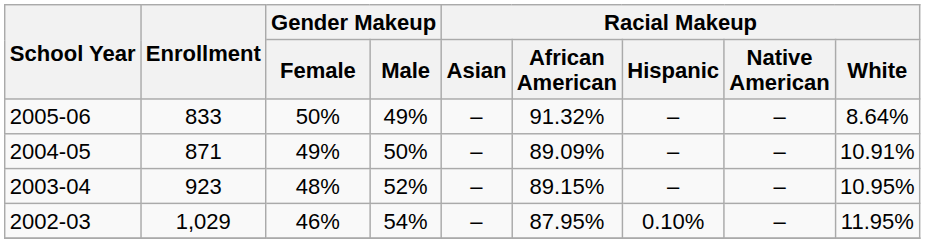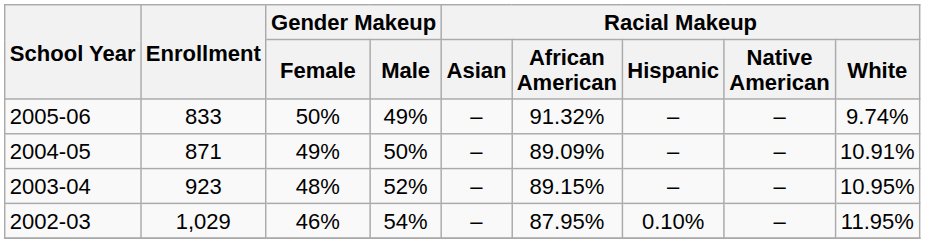(877, 117) 8.64% -> (877, 117) 9.74%
